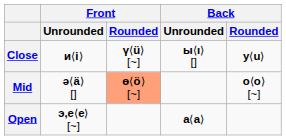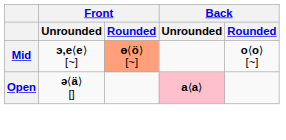- row: (22, 56)
(73, 88) ә⟨ä⟩ [] -> (72, 56) э,е⟨e⟩ [~]
(73, 119) э,е⟨e⟩ [~] -> (72, 88) ә⟨ä⟩ []
(194, 119) no background -> (192, 88) pink background
